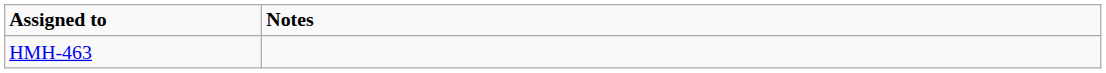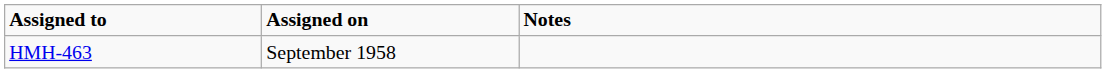+ column: (317, 20)
